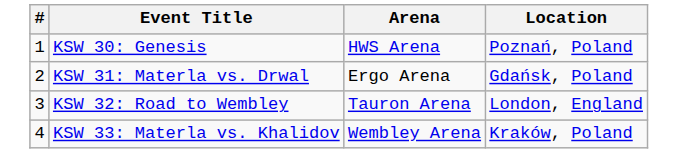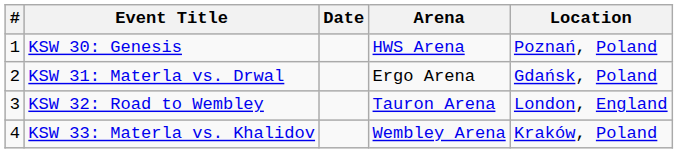+ column: (344, 19)
